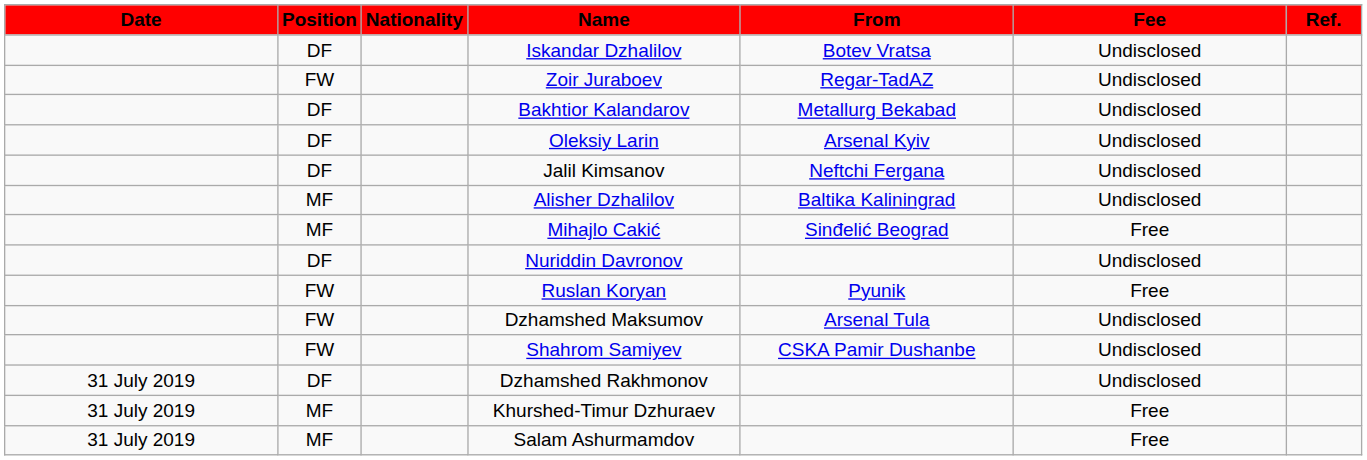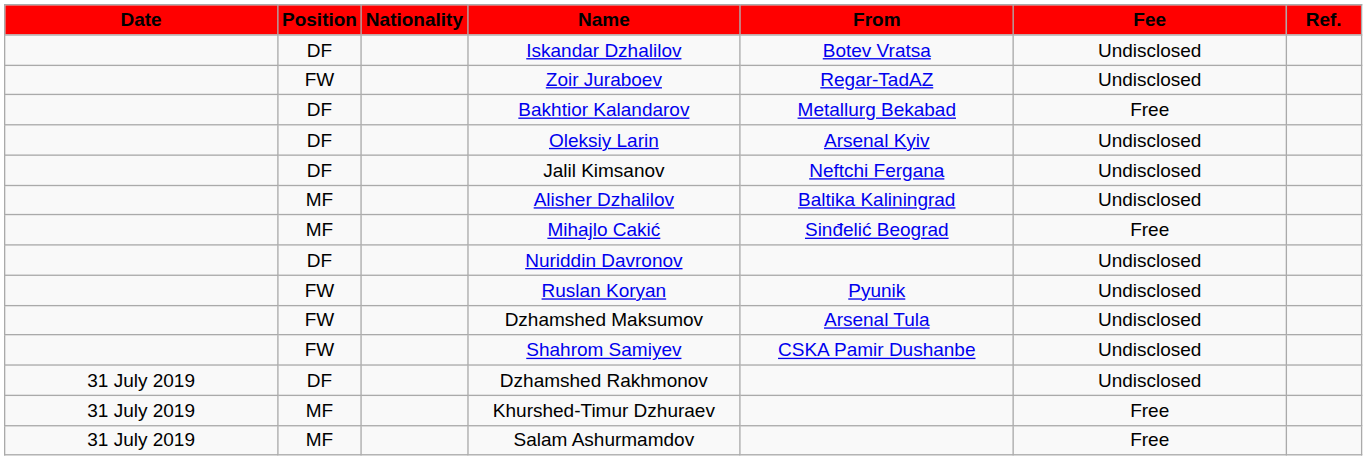(1150, 110) Undisclosed -> (1150, 110) Free
(1150, 290) Free -> (1150, 290) Undisclosed
